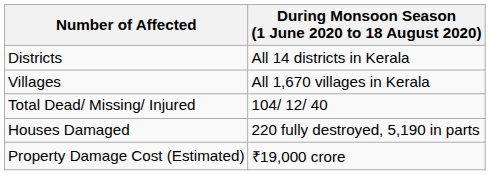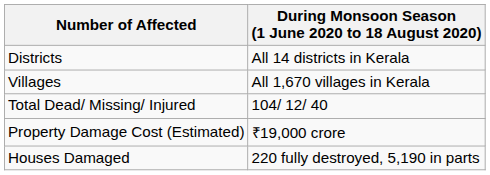rows swapped: (69, 130) <-> (126, 156)
